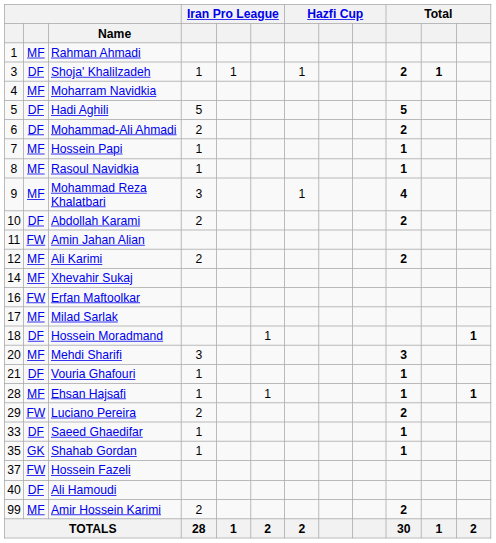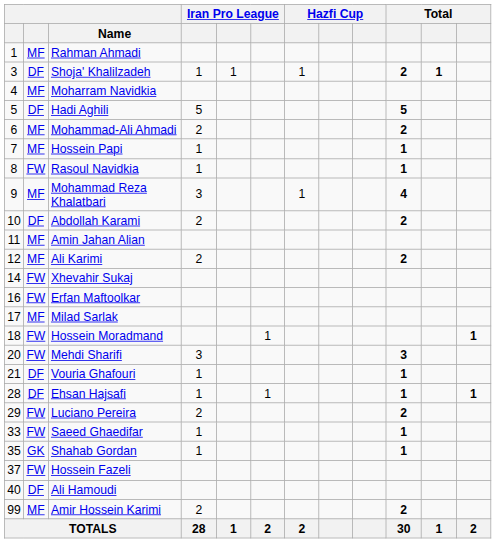(36, 130) DF -> (36, 130) MF
(36, 168) MF -> (36, 168) FW
(36, 240) FW -> (36, 240) MF
(36, 278) MF -> (36, 278) FW
(36, 336) DF -> (36, 336) FW
(36, 355) MF -> (36, 355) FW
(36, 394) MF -> (36, 394) DF
(36, 432) DF -> (36, 432) FW
